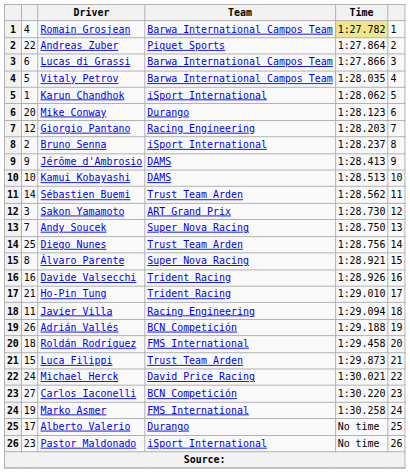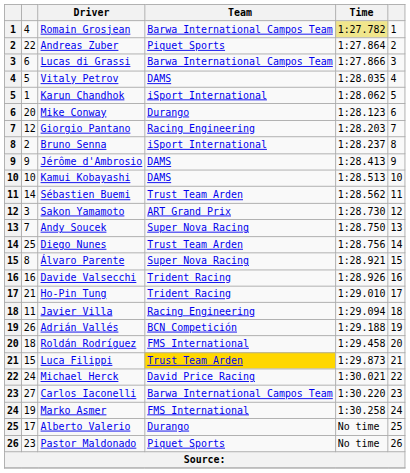(240, 79) Barwa International Campos Team -> (159, 79) DAMS
(195, 361) no background -> (195, 361) gold background
(192, 394) BCN Competición -> (240, 394) Barwa International Campos Team
(207, 443) iSport International -> (186, 443) Piquet Sports
